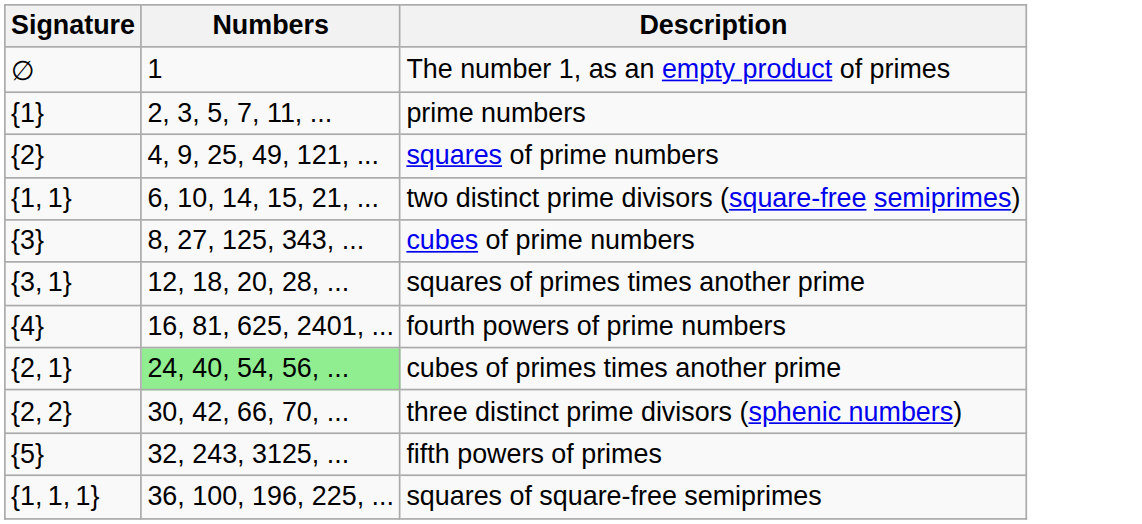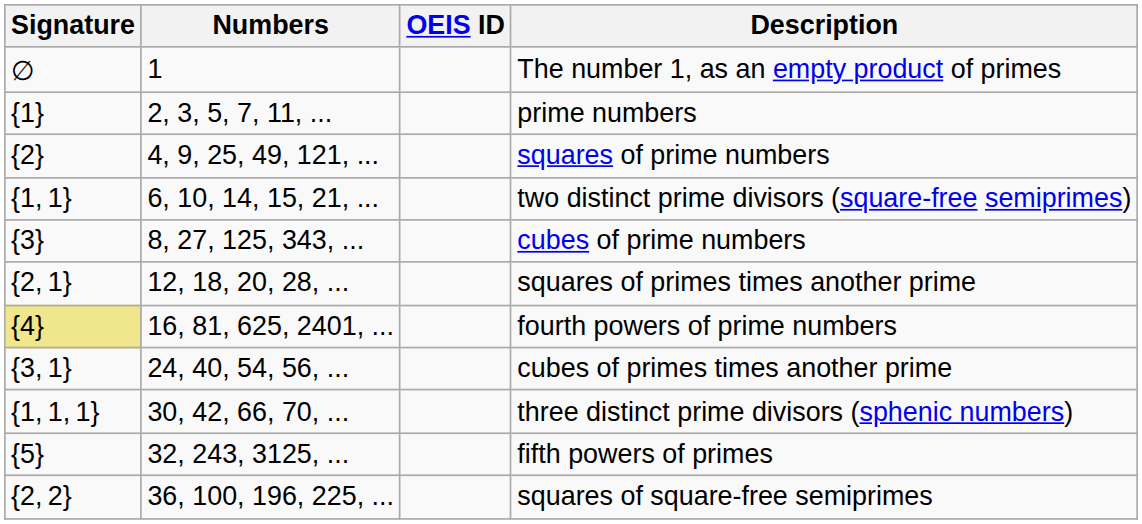+ column: (456, 25)
(41, 283) {3, 1} -> (41, 283) {2, 1}
(27, 325) no background -> (27, 325) khaki background
(41, 368) {2, 1} -> (41, 368) {3, 1}
(248, 368) lightgreen background -> (248, 368) no background
(41, 411) {2, 2} -> (55, 411) {1, 1, 1}
(55, 496) {1, 1, 1} -> (41, 496) {2, 2}
